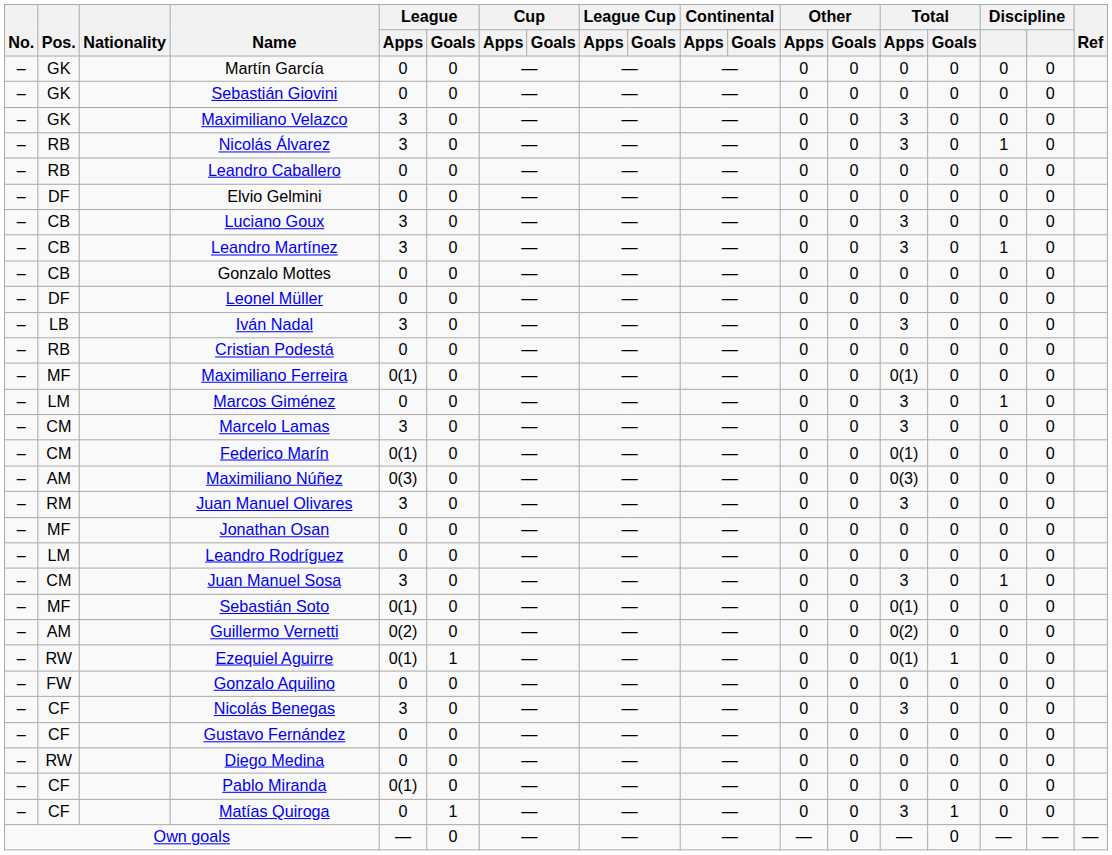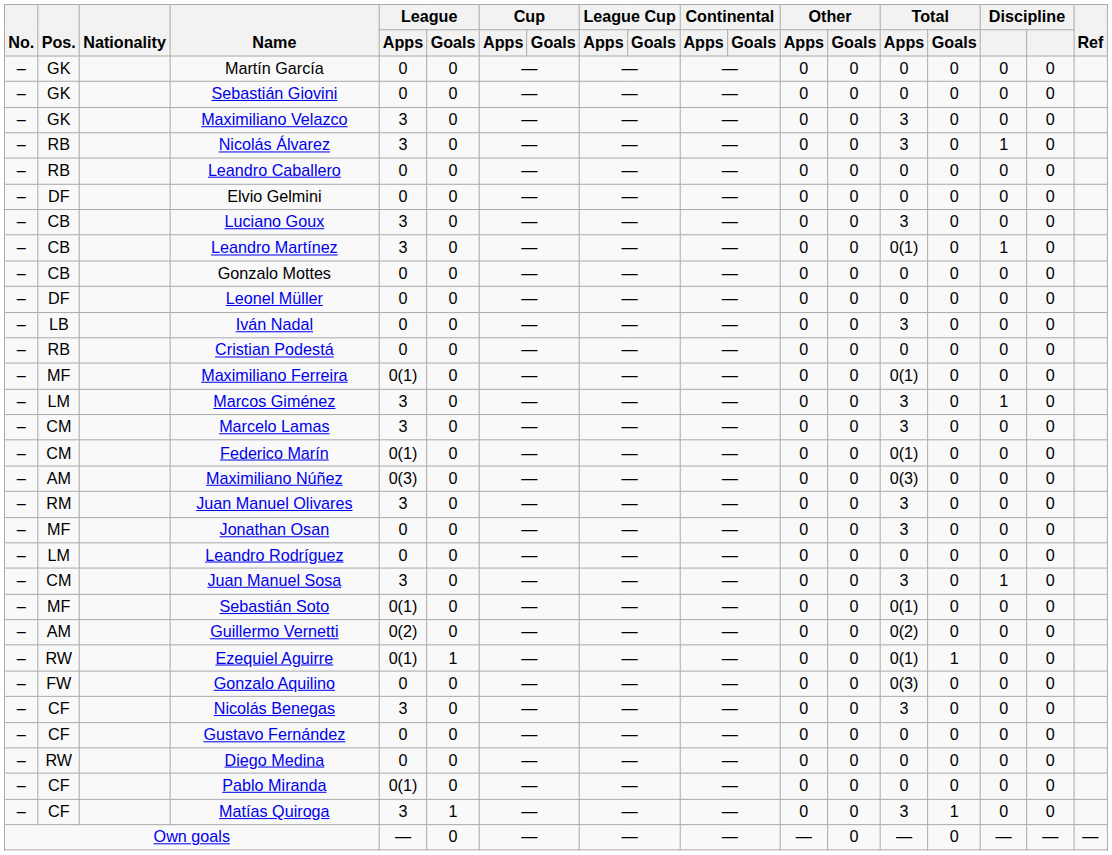(904, 247) 3 -> (904, 247) 0(1)
(403, 324) 3 -> (403, 324) 0
(403, 401) 0 -> (403, 401) 3
(904, 529) 0 -> (904, 529) 3
(904, 683) 0 -> (904, 683) 0(3)
(403, 811) 0 -> (403, 811) 3
